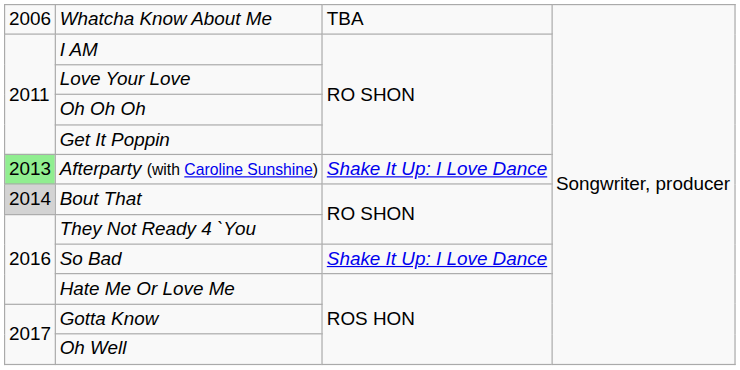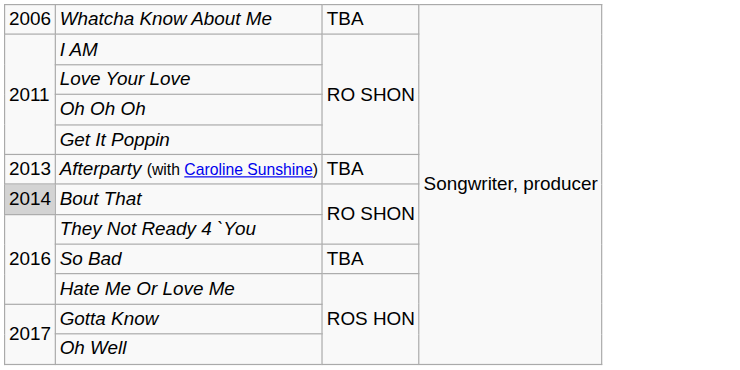(30, 169) lightgreen background -> (30, 169) no background
(437, 169) Shake It Up: I Love Dance -> (345, 169) TBA
(437, 259) Shake It Up: I Love Dance -> (345, 259) TBA
